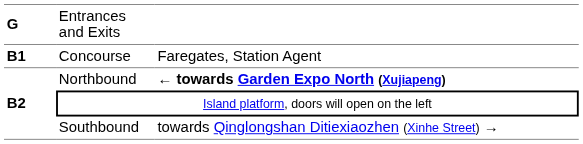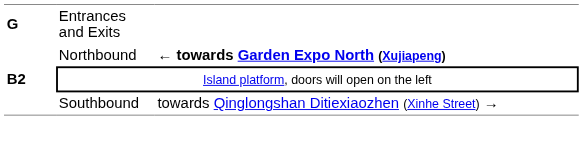- row: (95, 56)
